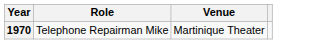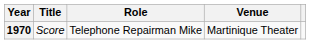+ column: (50, 13)
